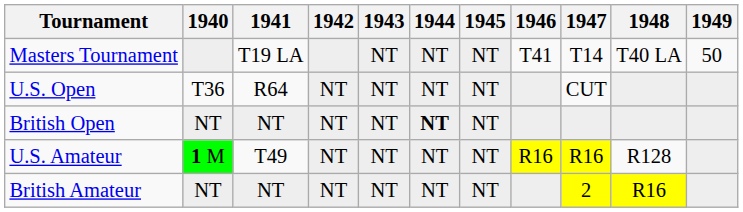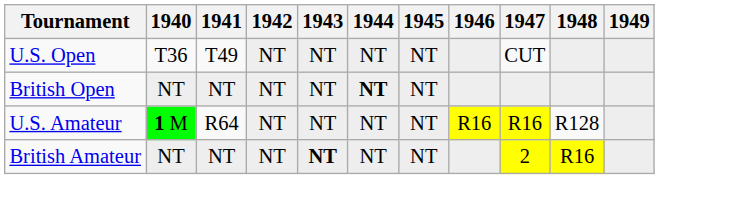- row: (94, 55)
(271, 89) R64 -> (222, 55) T49
(271, 156) T49 -> (222, 123) R64
(384, 190) normal -> (323, 156) bold
